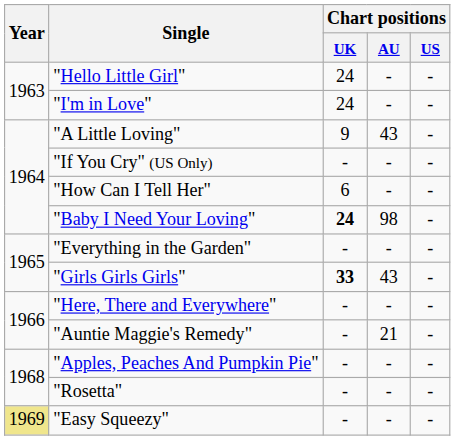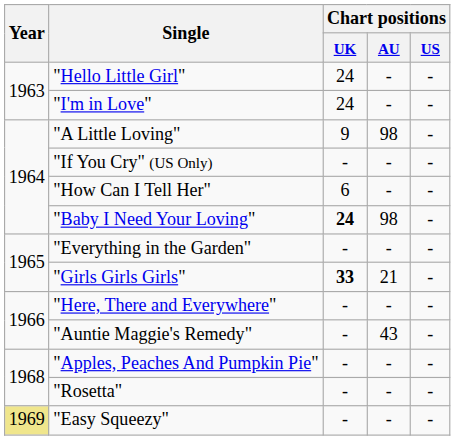(389, 133) 43 -> (389, 133) 98
(389, 276) 43 -> (389, 276) 21
(389, 334) 21 -> (389, 334) 43
